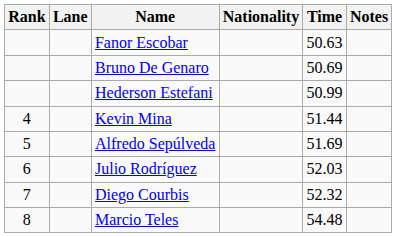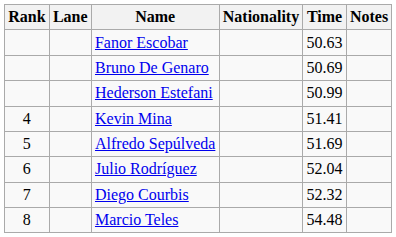(325, 118) 51.44 -> (325, 118) 51.41
(325, 169) 52.03 -> (325, 169) 52.04
